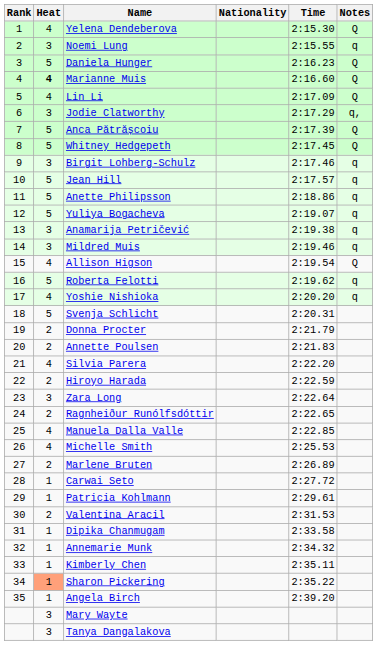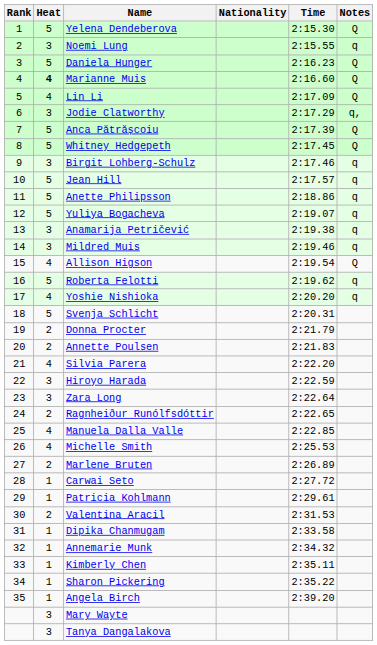(49, 30) 4 -> (49, 30) 5
(49, 381) 2 -> (49, 381) 3
(49, 582) lightsalmon background -> (49, 582) no background
